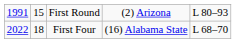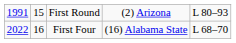(39, 30) 18 -> (39, 30) 16
